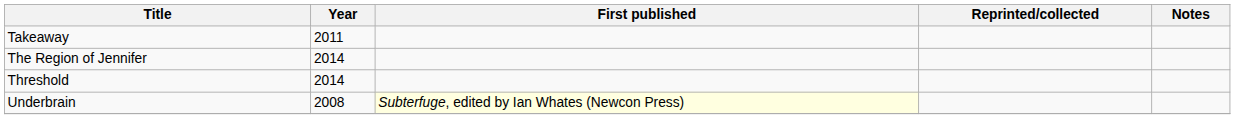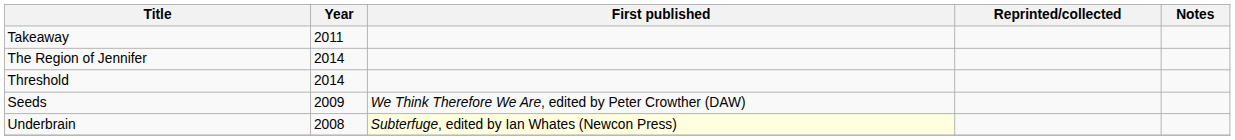+ row: (27, 102)
